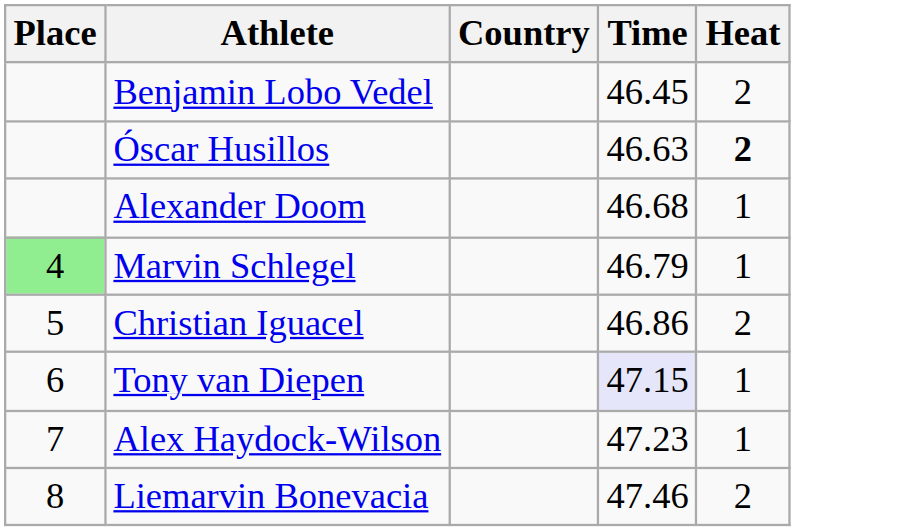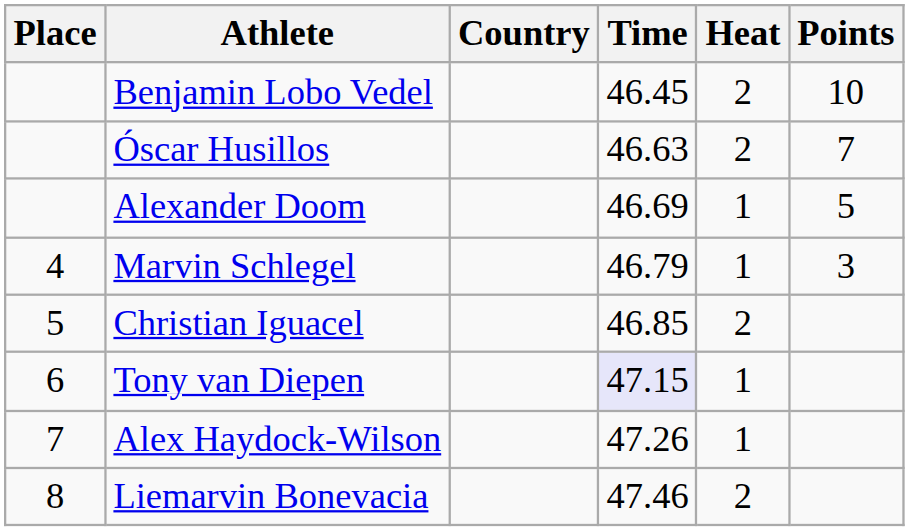+ column: (846, 33)
(743, 149) bold -> (743, 149) normal
(648, 206) 46.68 -> (648, 206) 46.69
(55, 264) lightgreen background -> (55, 264) no background
(648, 322) 46.86 -> (648, 322) 46.85
(648, 438) 47.23 -> (648, 438) 47.26
